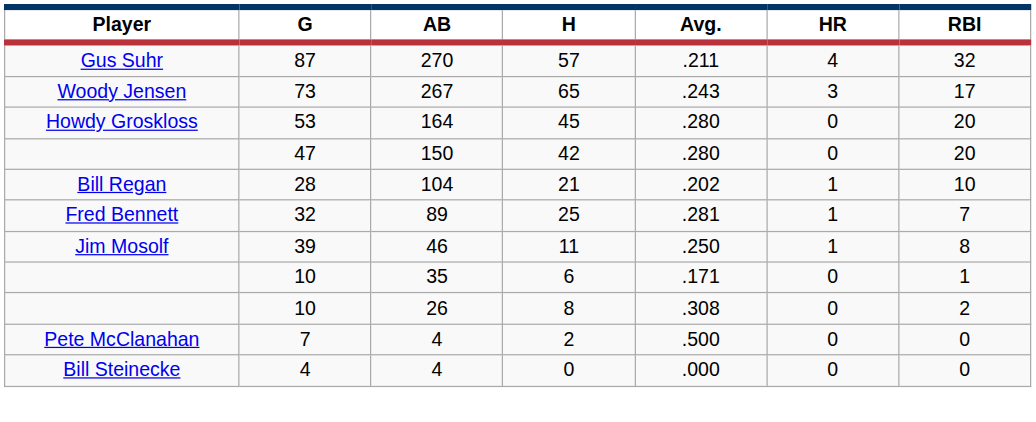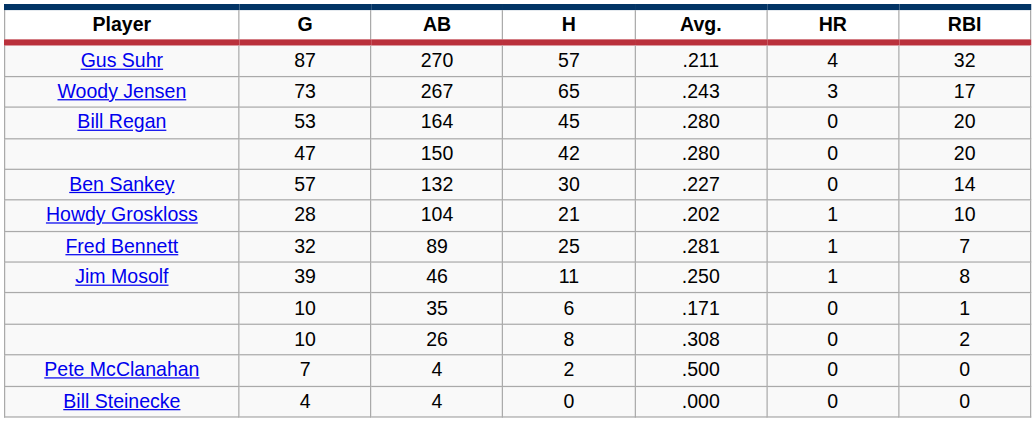(122, 122) Howdy Groskloss -> (122, 122) Bill Regan
+ row: (569, 184)
(122, 184) Bill Regan -> (122, 215) Howdy Groskloss
